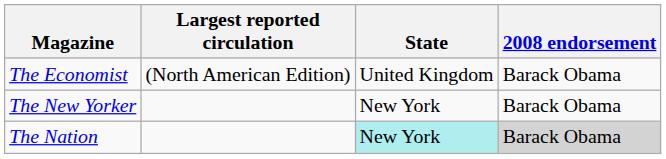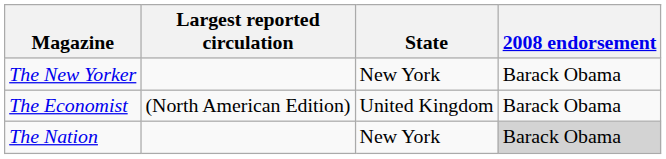rows swapped: (73, 105) <-> (68, 74)
(400, 136) paleturquoise background -> (400, 136) no background
